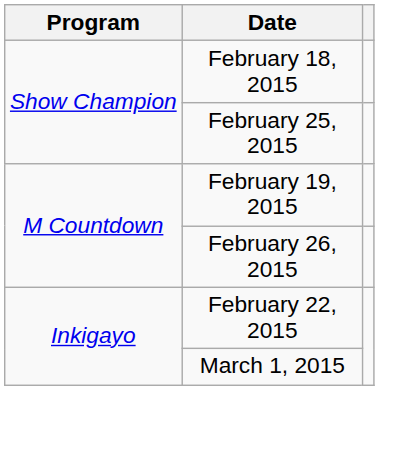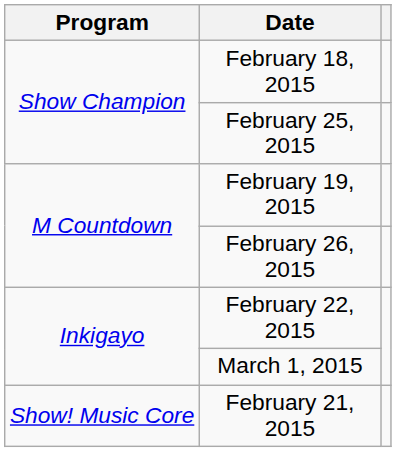+ row: (290, 415)
